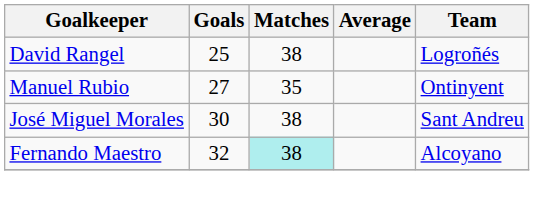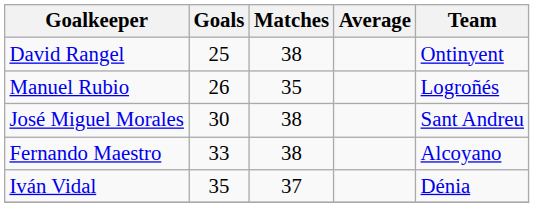(460, 53) Logroñés -> (462, 53) Ontinyent
(219, 86) 27 -> (219, 86) 26
(462, 86) Ontinyent -> (460, 86) Logroñés
(219, 152) 32 -> (219, 152) 33
(291, 152) paleturquoise background -> (291, 152) no background
+ row: (53, 185)
